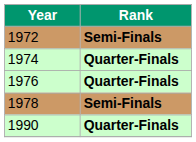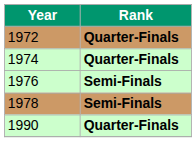(123, 37) Semi-Finals -> (131, 37) Quarter-Finals
(131, 81) Quarter-Finals -> (123, 81) Semi-Finals
